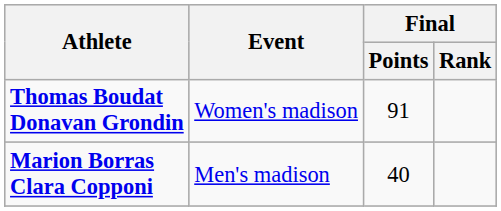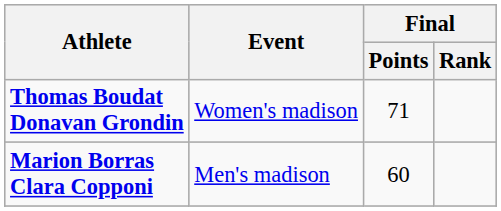(398, 110) 91 -> (398, 110) 71
(398, 174) 40 -> (398, 174) 60
